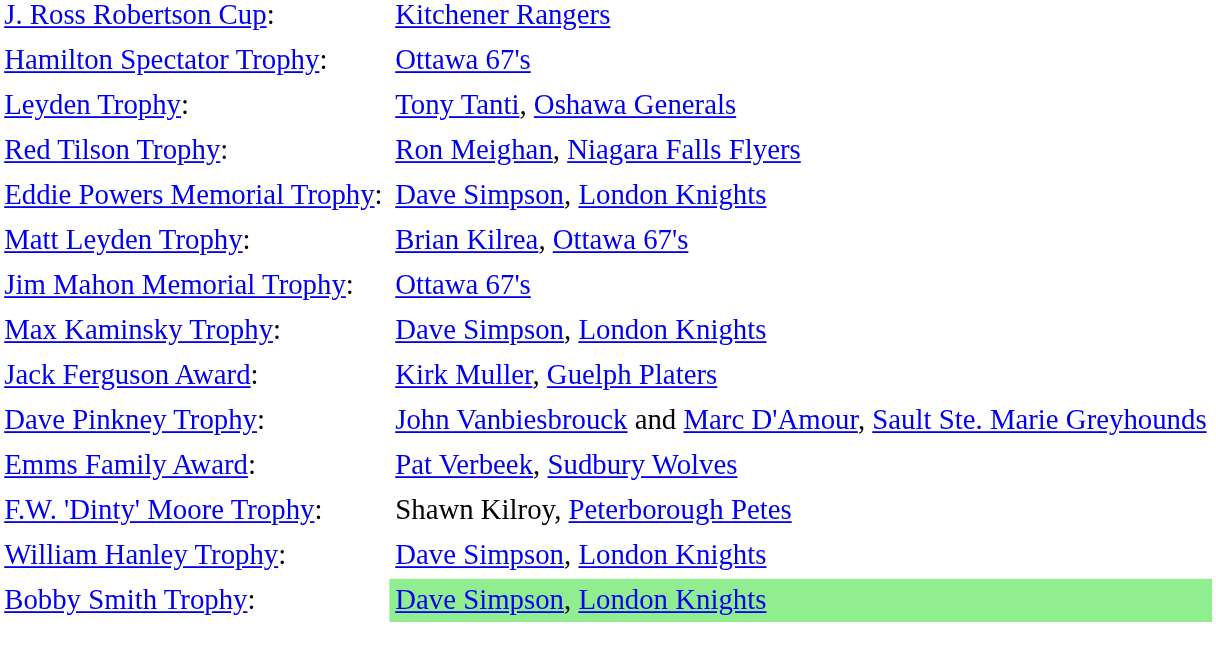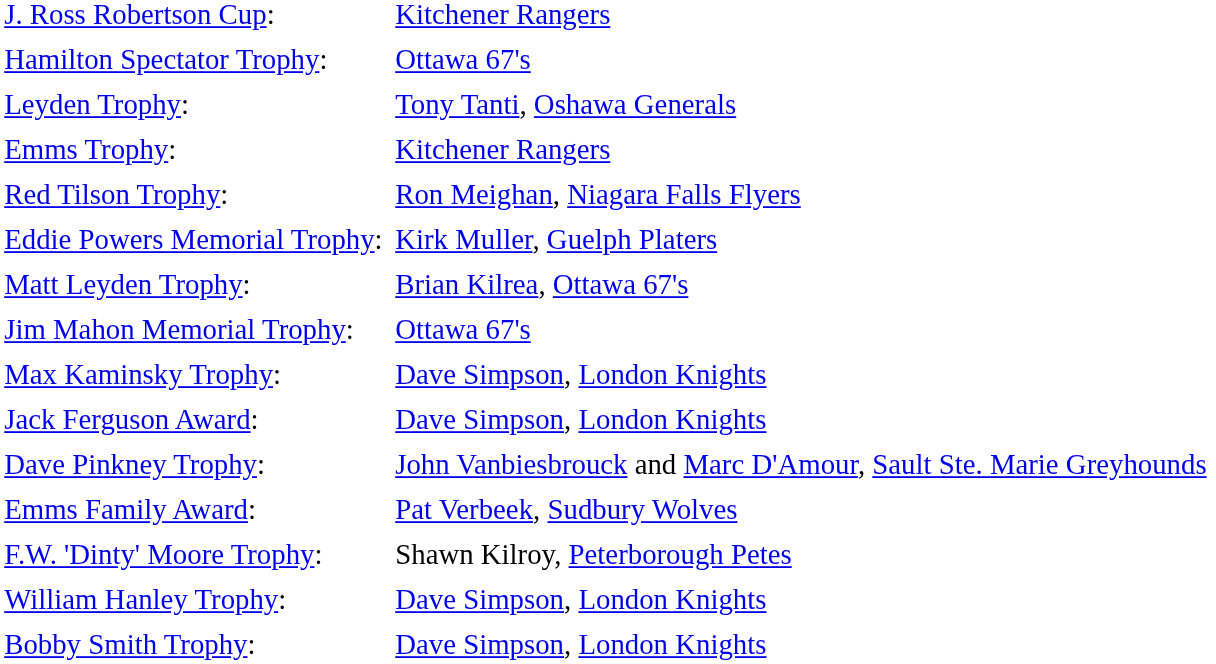+ row: (90, 150)
(581, 194) Dave Simpson, London Knights -> (556, 239) Kirk Muller, Guelph Platers
(556, 374) Kirk Muller, Guelph Platers -> (581, 419) Dave Simpson, London Knights
(581, 600) lightgreen background -> (581, 644) no background
